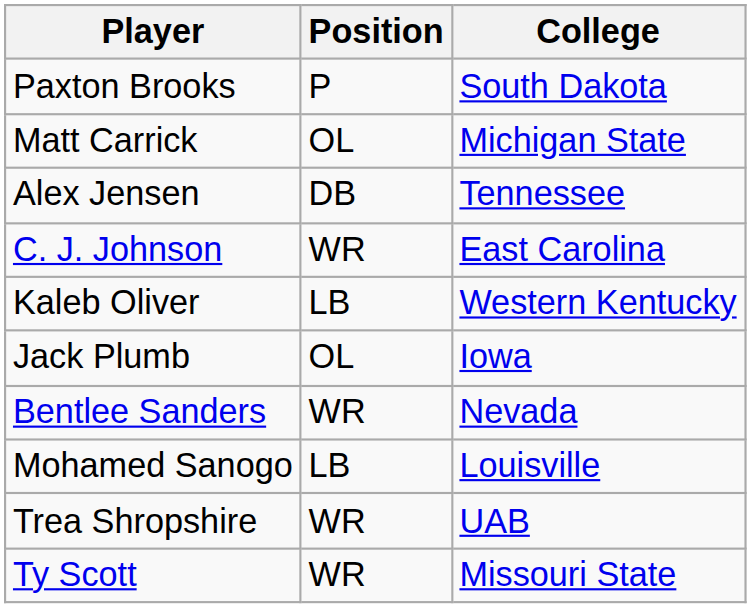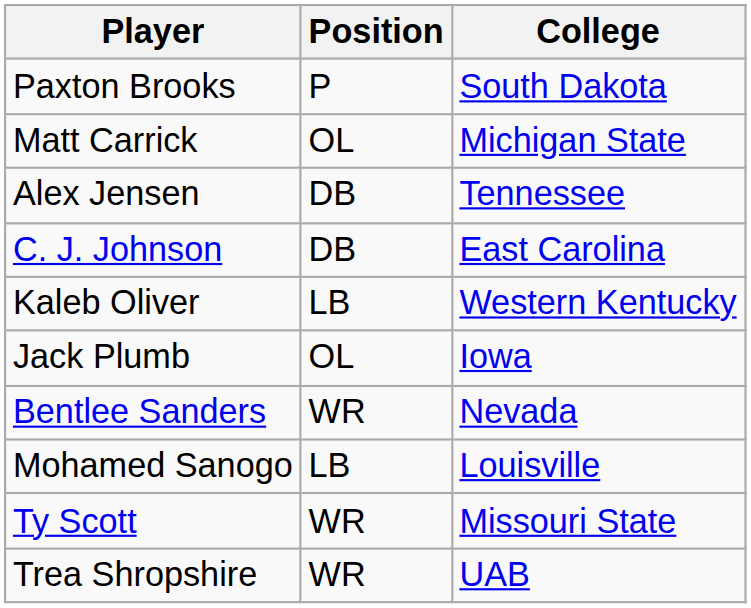(337, 248) WR -> (332, 248) DB
rows swapped: (75, 574) <-> (135, 520)
